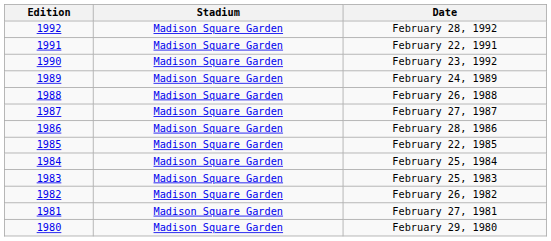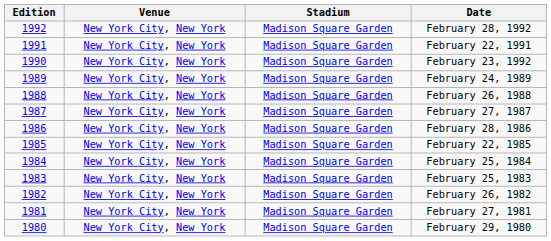+ column: (154, 13)
